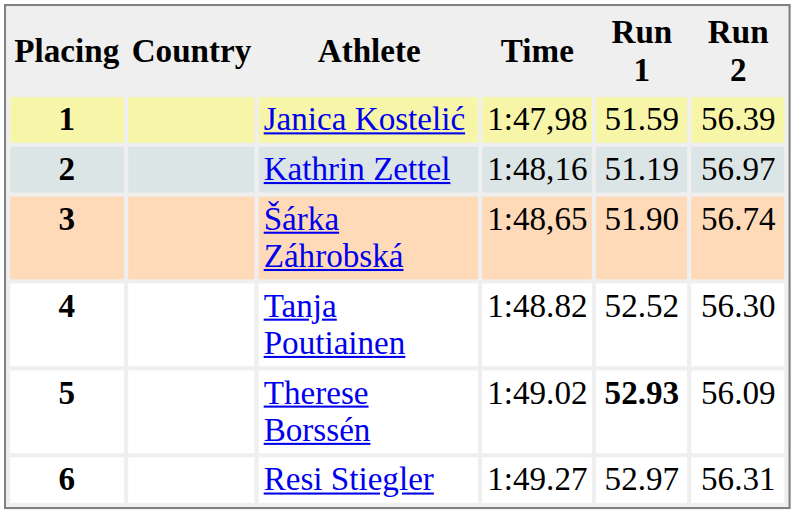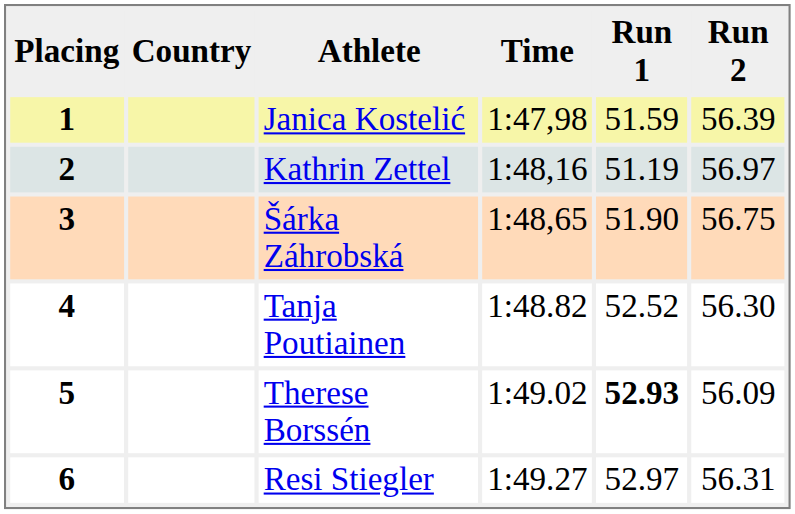(738, 218) 56.74 -> (738, 218) 56.75
